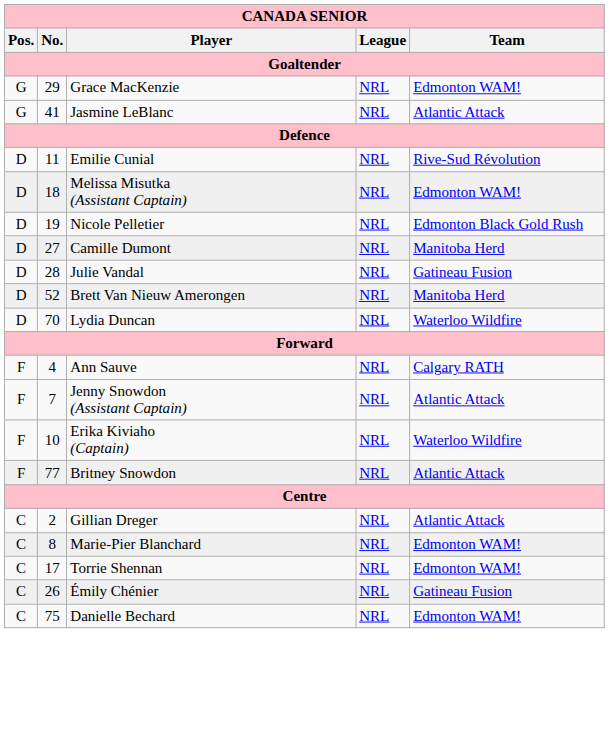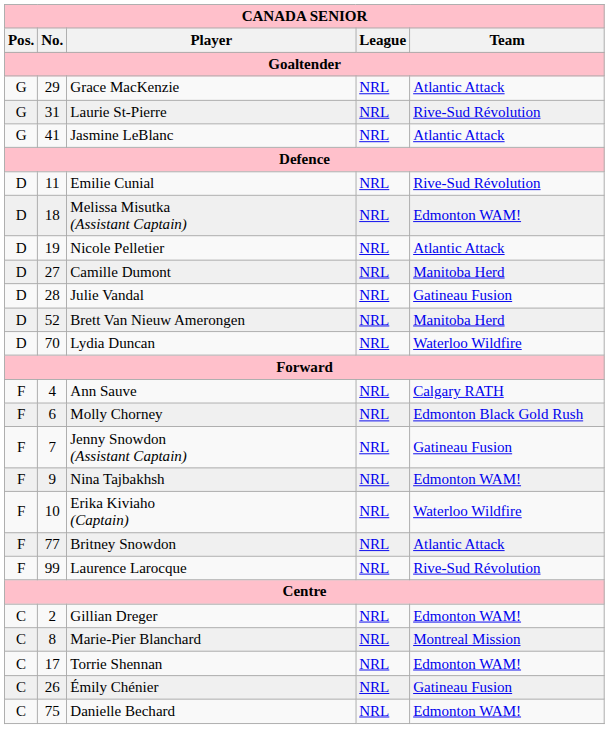(467, 87) Edmonton WAM! -> (459, 87) Atlantic Attack
+ row: (119, 111)
(498, 224) Edmonton Black Gold Rush -> (459, 248) Atlantic Attack
+ row: (116, 414)
(459, 399) Atlantic Attack -> (463, 447) Gatineau Fusion
+ row: (117, 479)
+ row: (129, 568)
(459, 520) Atlantic Attack -> (467, 615) Edmonton WAM!
(467, 544) Edmonton WAM! -> (467, 639) Montreal Mission
